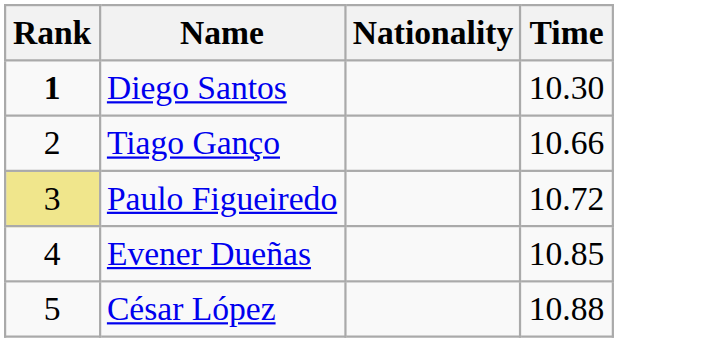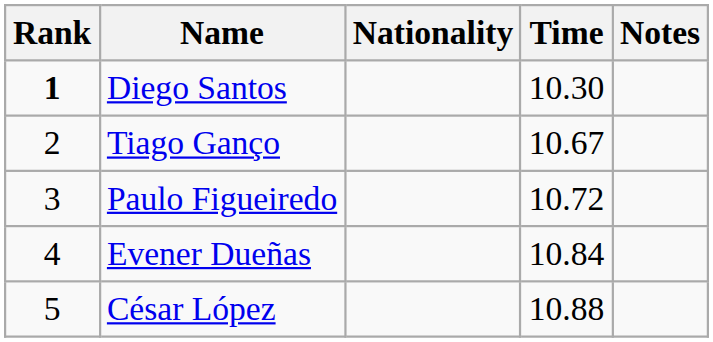+ column: (660, 32)
(567, 143) 10.66 -> (567, 143) 10.67
(52, 198) khaki background -> (52, 198) no background
(567, 253) 10.85 -> (567, 253) 10.84
